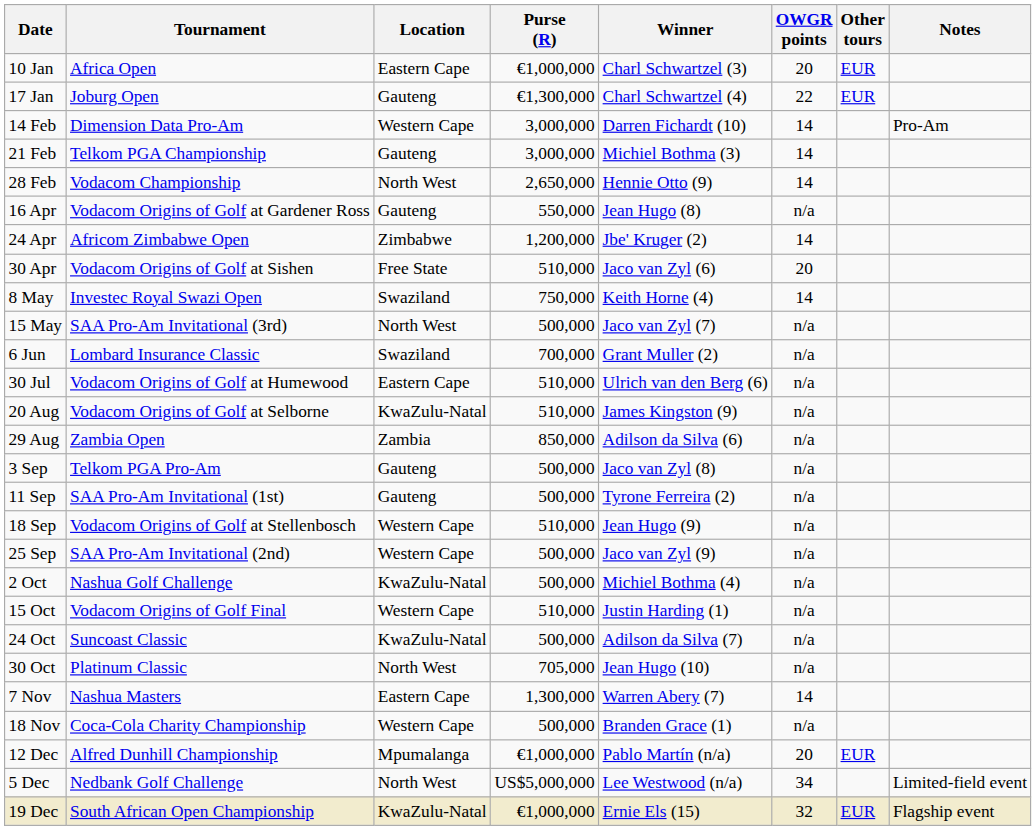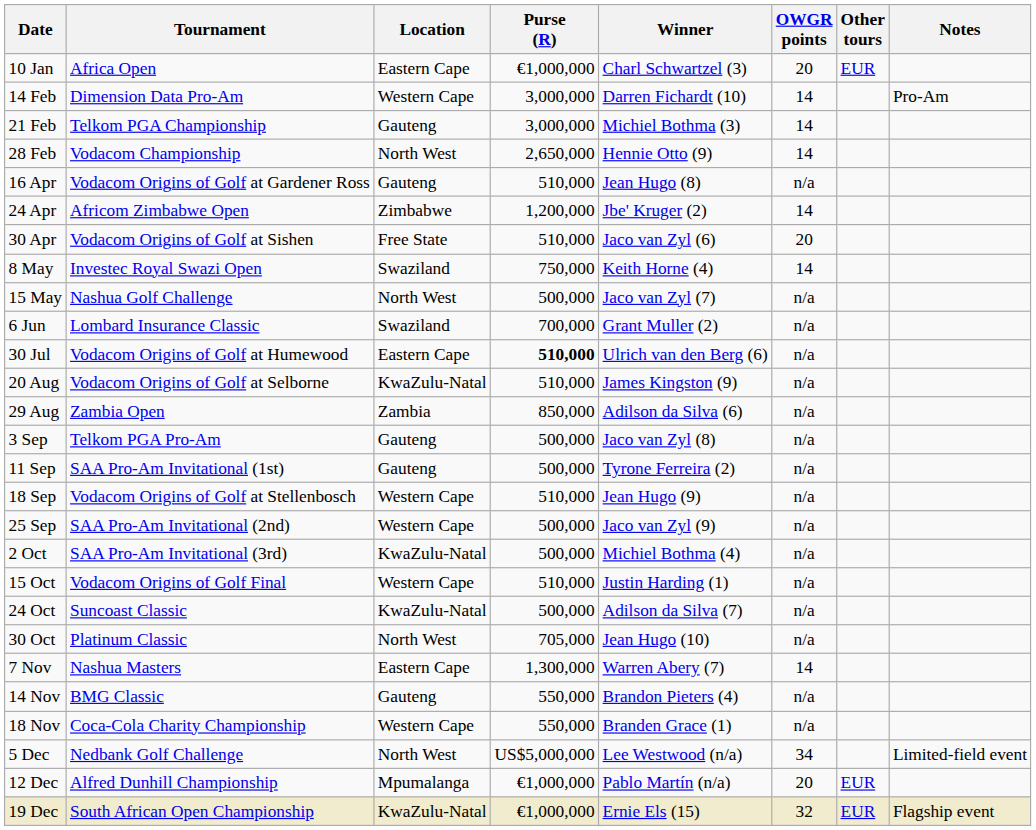- row: (31, 96)
(566, 210) 550,000 -> (566, 182) 510,000
(178, 325) SAA Pro-Am Invitational (3rd) -> (151, 296) Nashua Golf Challenge
(566, 382) normal -> (566, 353) bold
(151, 582) Nashua Golf Challenge -> (178, 553) SAA Pro-Am Invitational (3rd)
+ row: (34, 696)
(566, 725) 500,000 -> (566, 725) 550,000
rows swapped: (29, 782) <-> (33, 753)
